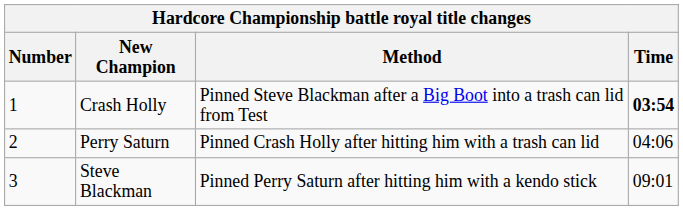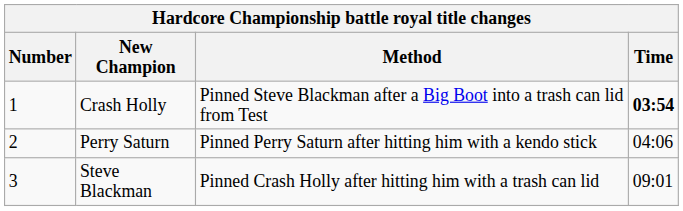(399, 143) Pinned Crash Holly after hitting him with a trash can lid -> (398, 143) Pinned Perry Saturn after hitting him with a kendo stick
(398, 181) Pinned Perry Saturn after hitting him with a kendo stick -> (399, 181) Pinned Crash Holly after hitting him with a trash can lid
